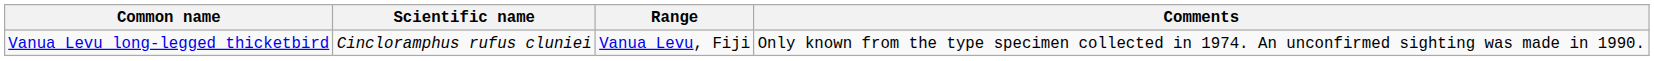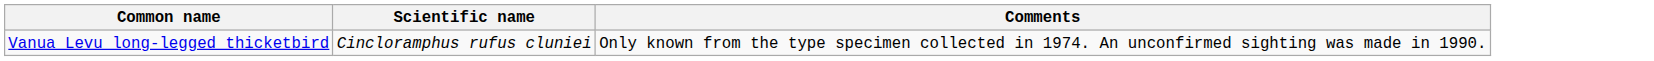- column: (675, 17)
